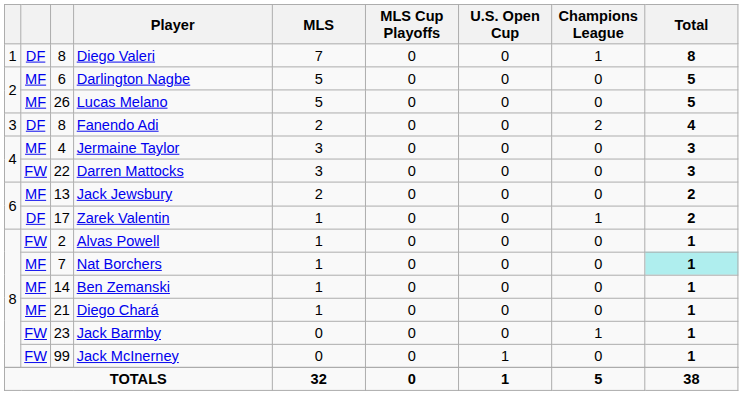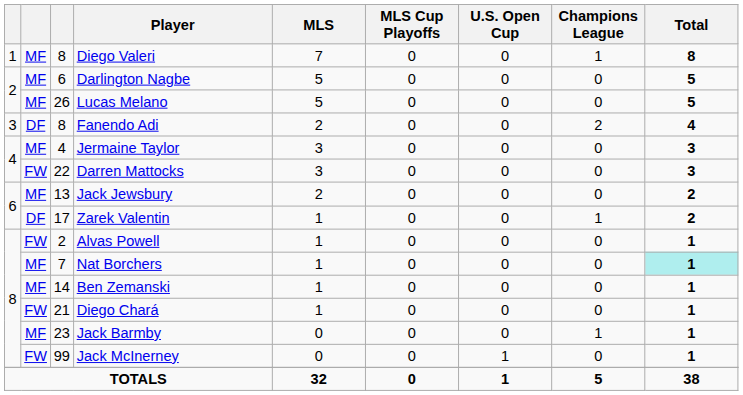(36, 56) DF -> (36, 56) MF
(36, 310) MF -> (36, 310) FW
(36, 333) FW -> (36, 333) MF
